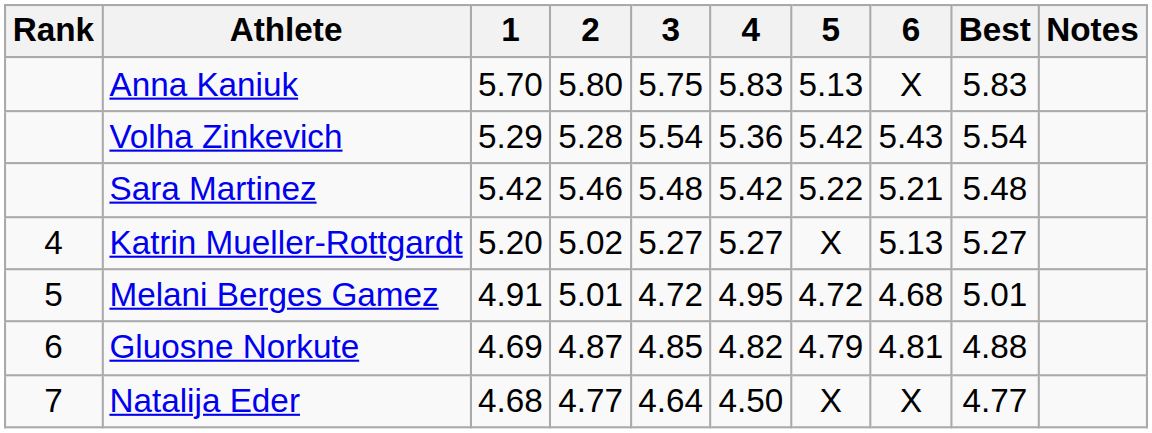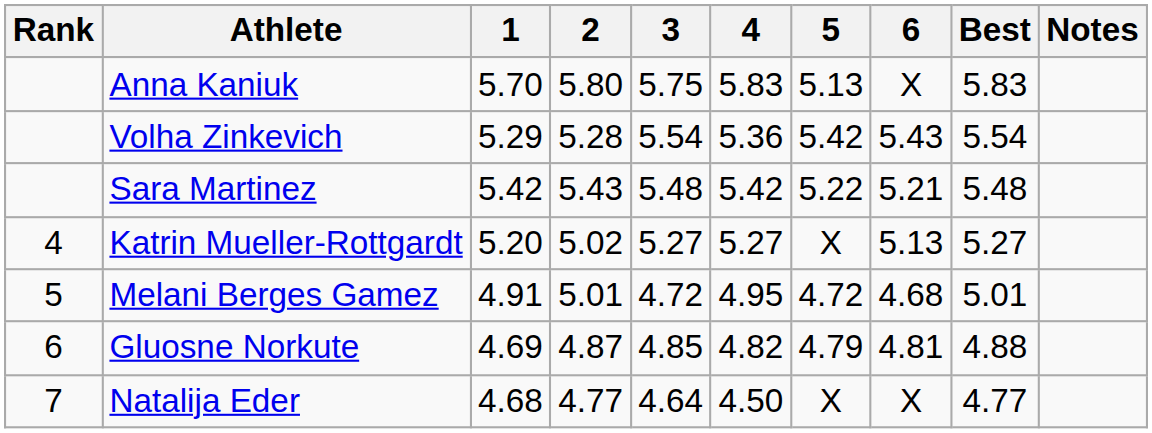(591, 189) 5.46 -> (591, 189) 5.43
